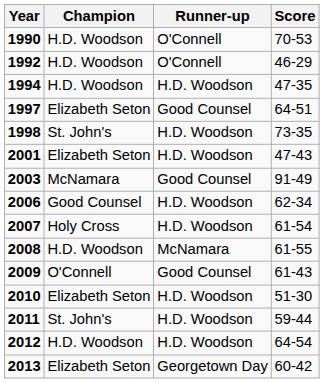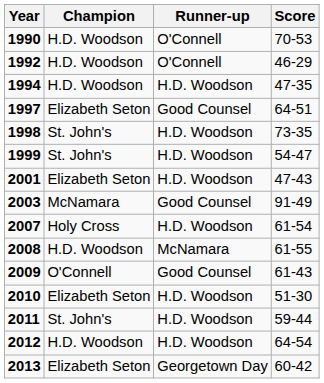+ row: (24, 156)
- row: (24, 202)
